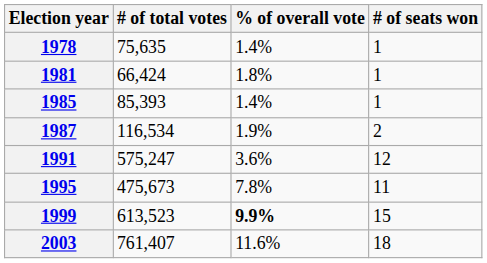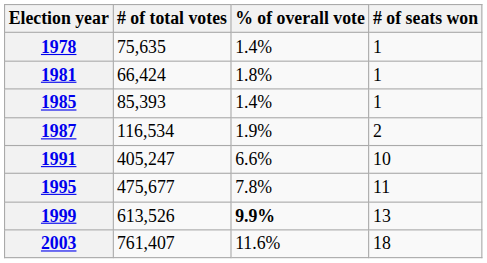(146, 159) 575,247 -> (146, 159) 405,247
(254, 159) 3.6% -> (254, 159) 6.6%
(382, 159) 12 -> (382, 159) 10
(146, 187) 475,673 -> (146, 187) 475,677
(146, 215) 613,523 -> (146, 215) 613,526
(382, 215) 15 -> (382, 215) 13
